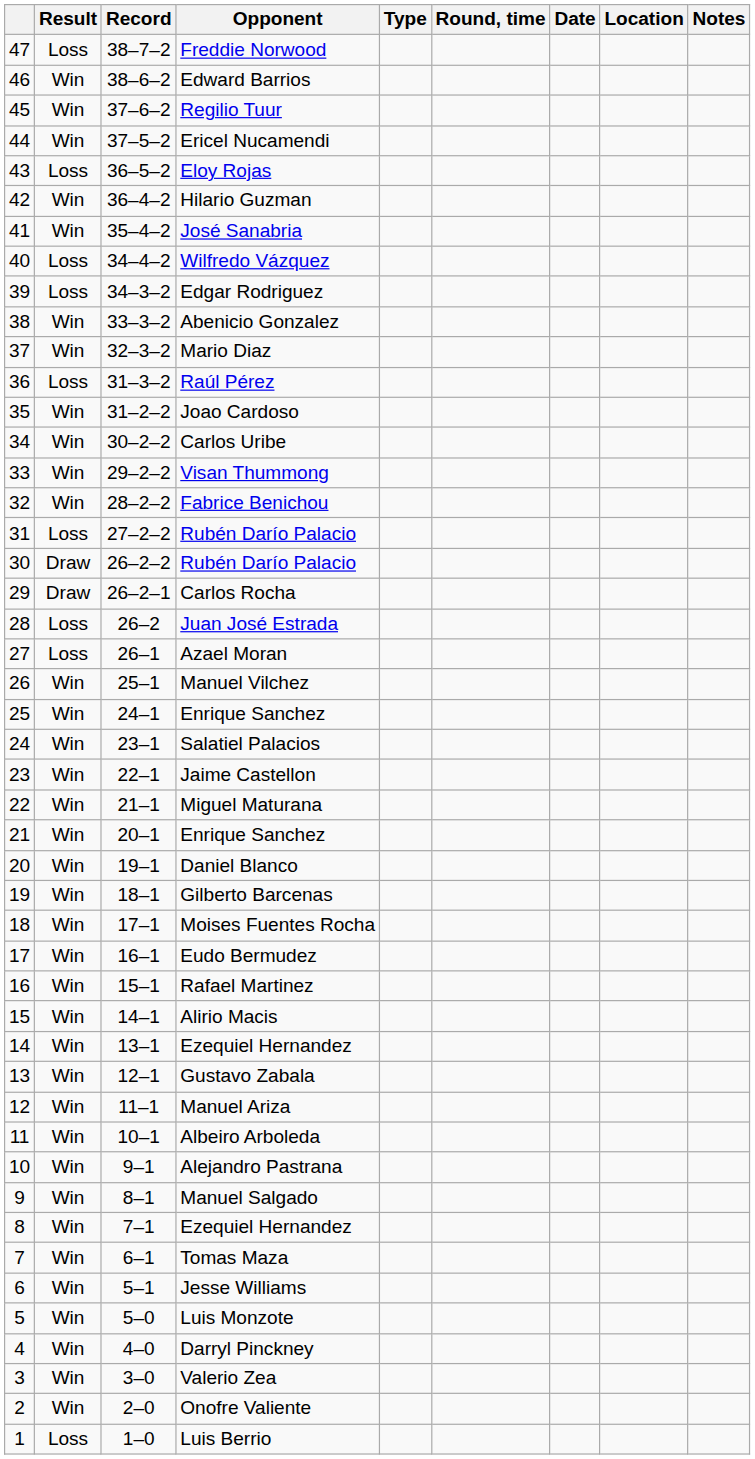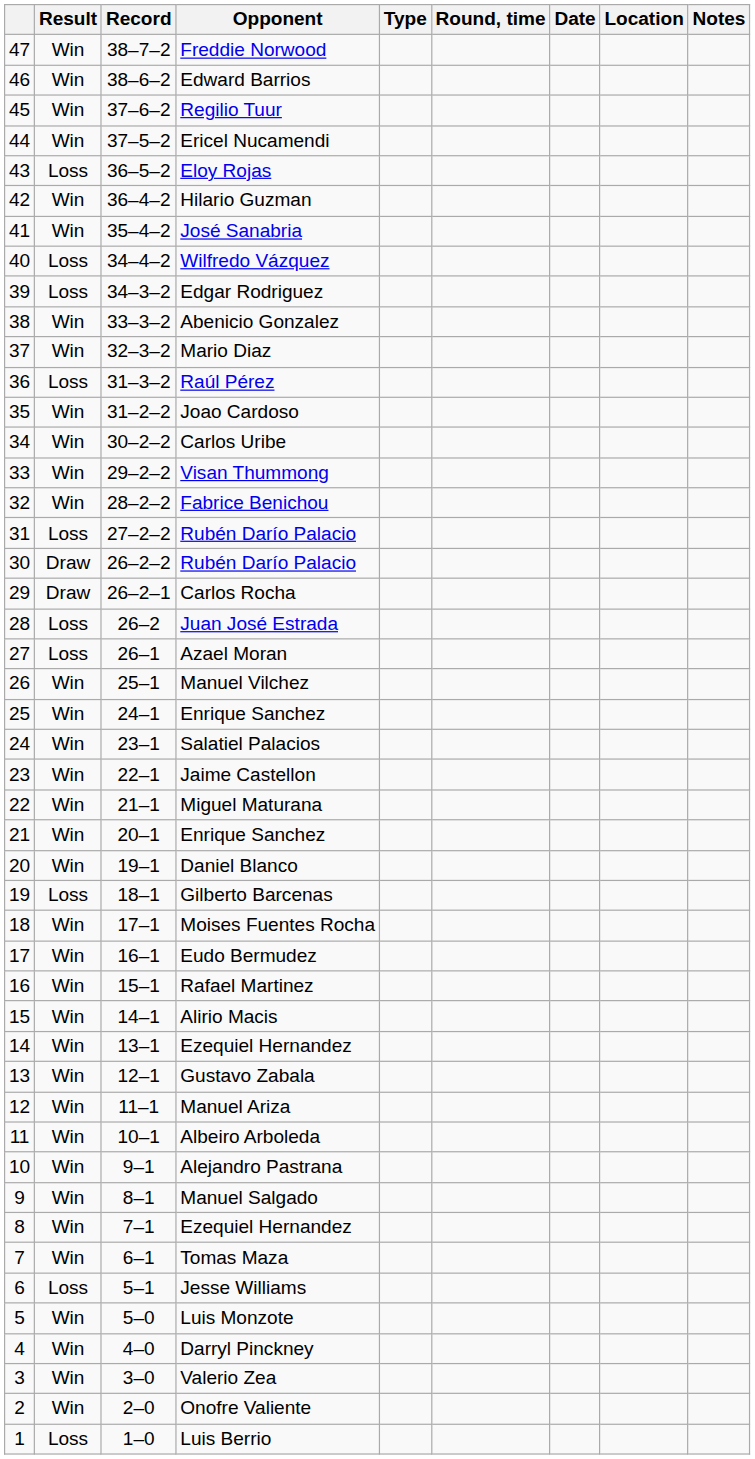(68, 49) Loss -> (68, 49) Win
(68, 895) Win -> (68, 895) Loss
(68, 1287) Win -> (68, 1287) Loss
